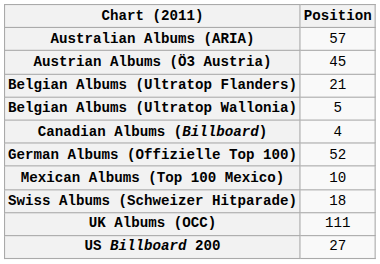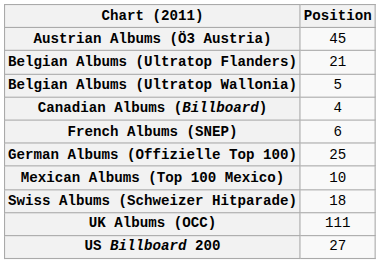- row: (152, 39)
+ row: (152, 132)
(338, 155) 52 -> (338, 155) 25
